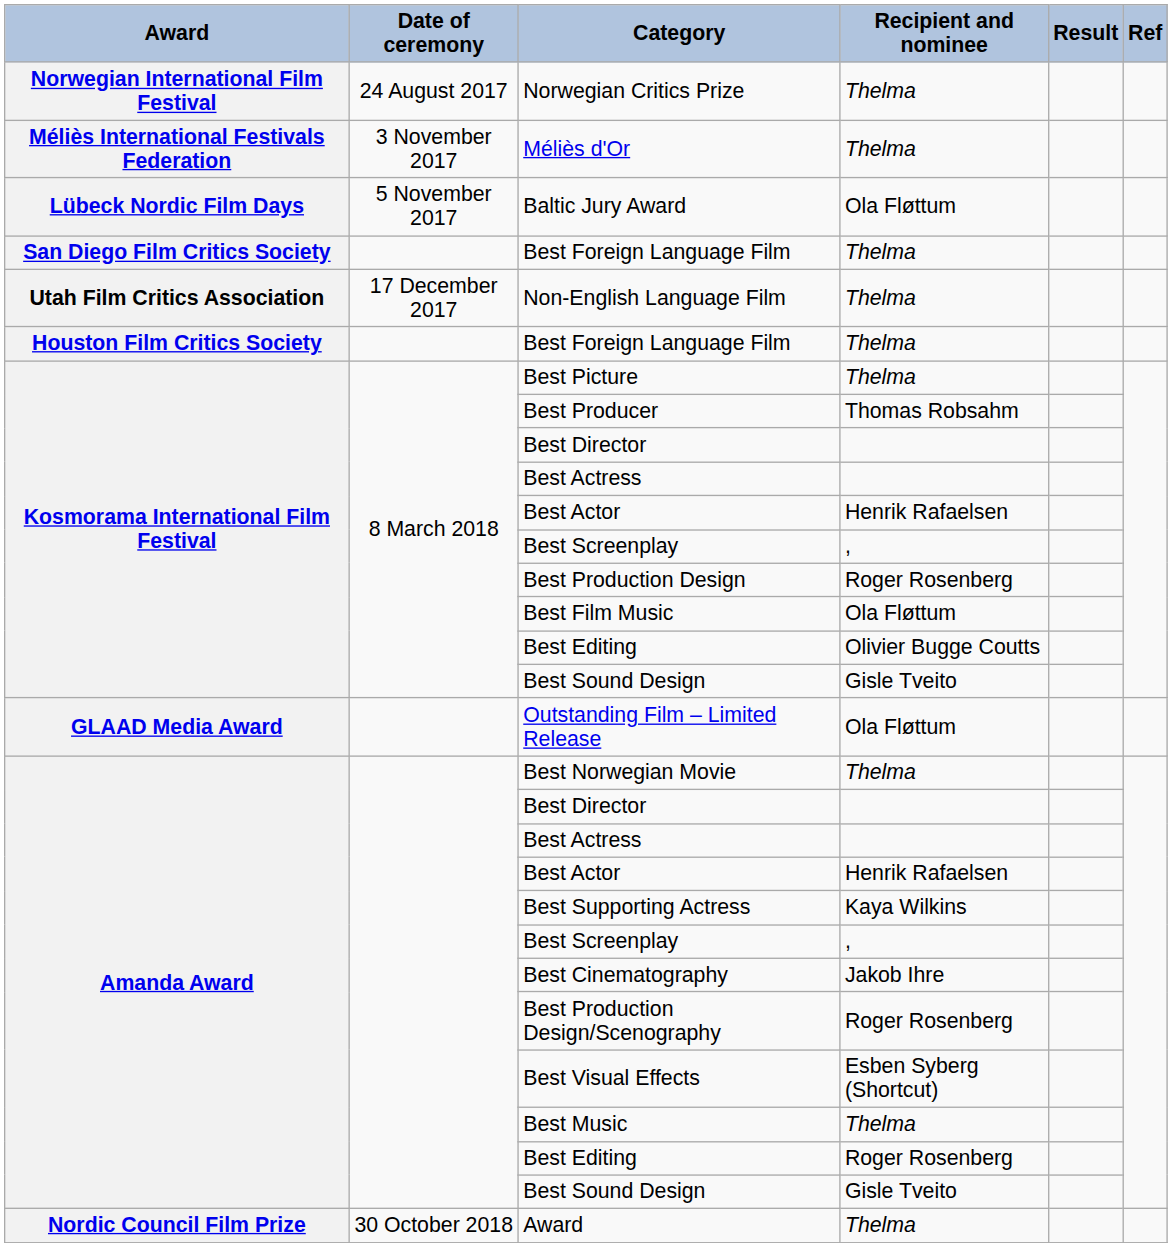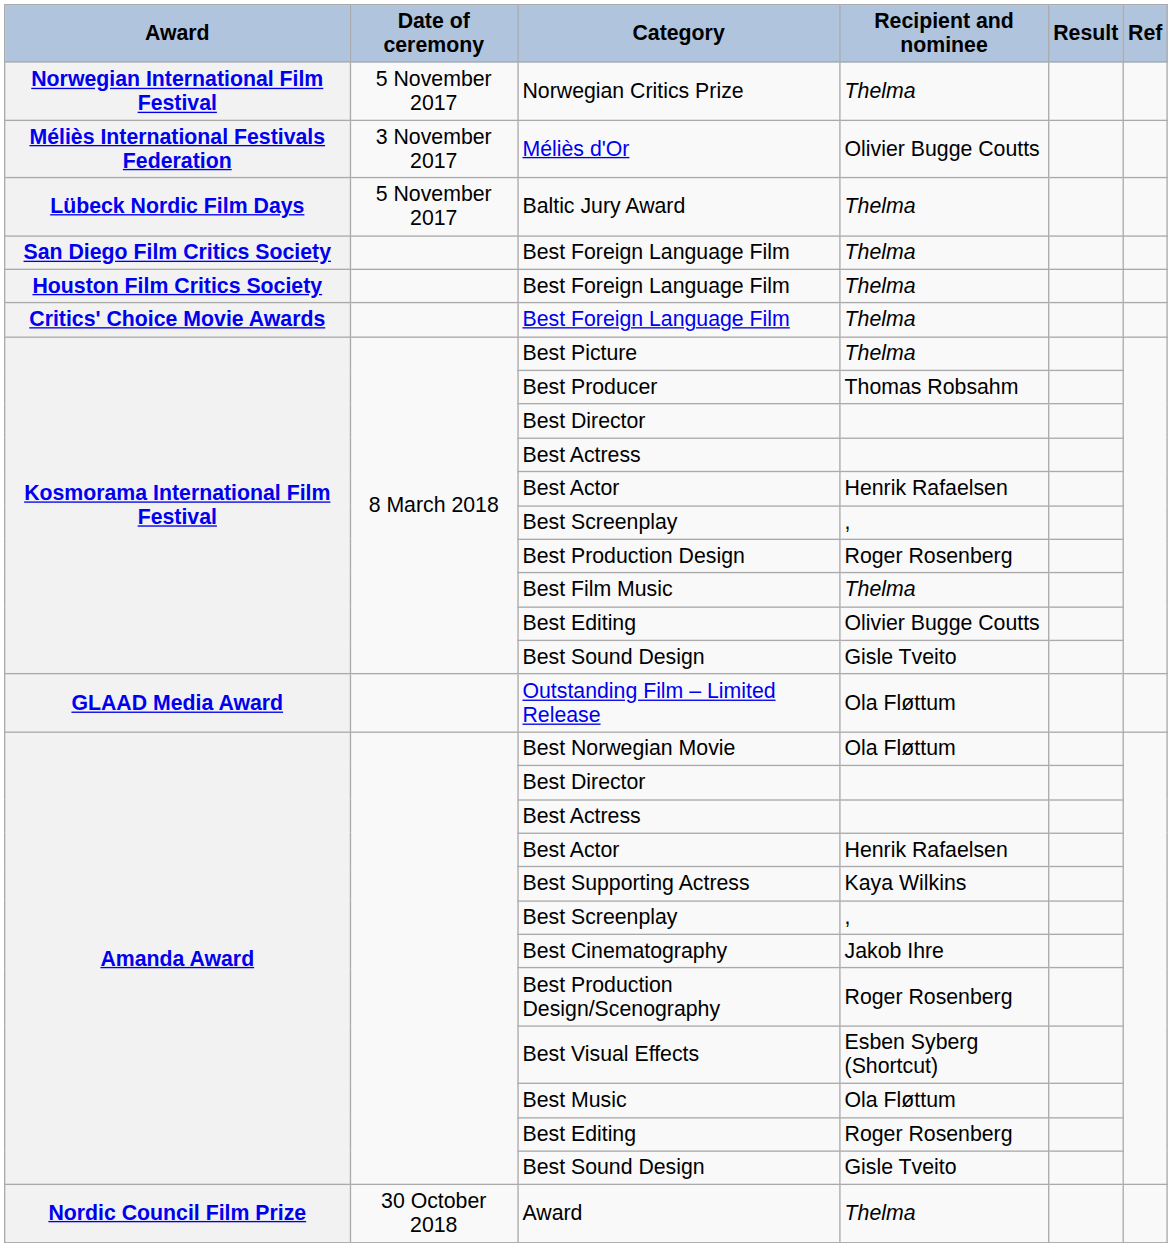(434, 91) 24 August 2017 -> (434, 91) 5 November 2017
(880, 148) Thelma -> (942, 148) Olivier Bugge Coutts
(900, 206) Ola Fløttum -> (880, 206) Thelma
- row: (177, 297)
+ row: (177, 319)
(900, 613) Ola Fløttum -> (880, 589) Thelma
(880, 772) Thelma -> (900, 748) Ola Fløttum
(880, 1124) Thelma -> (900, 1100) Ola Fløttum
